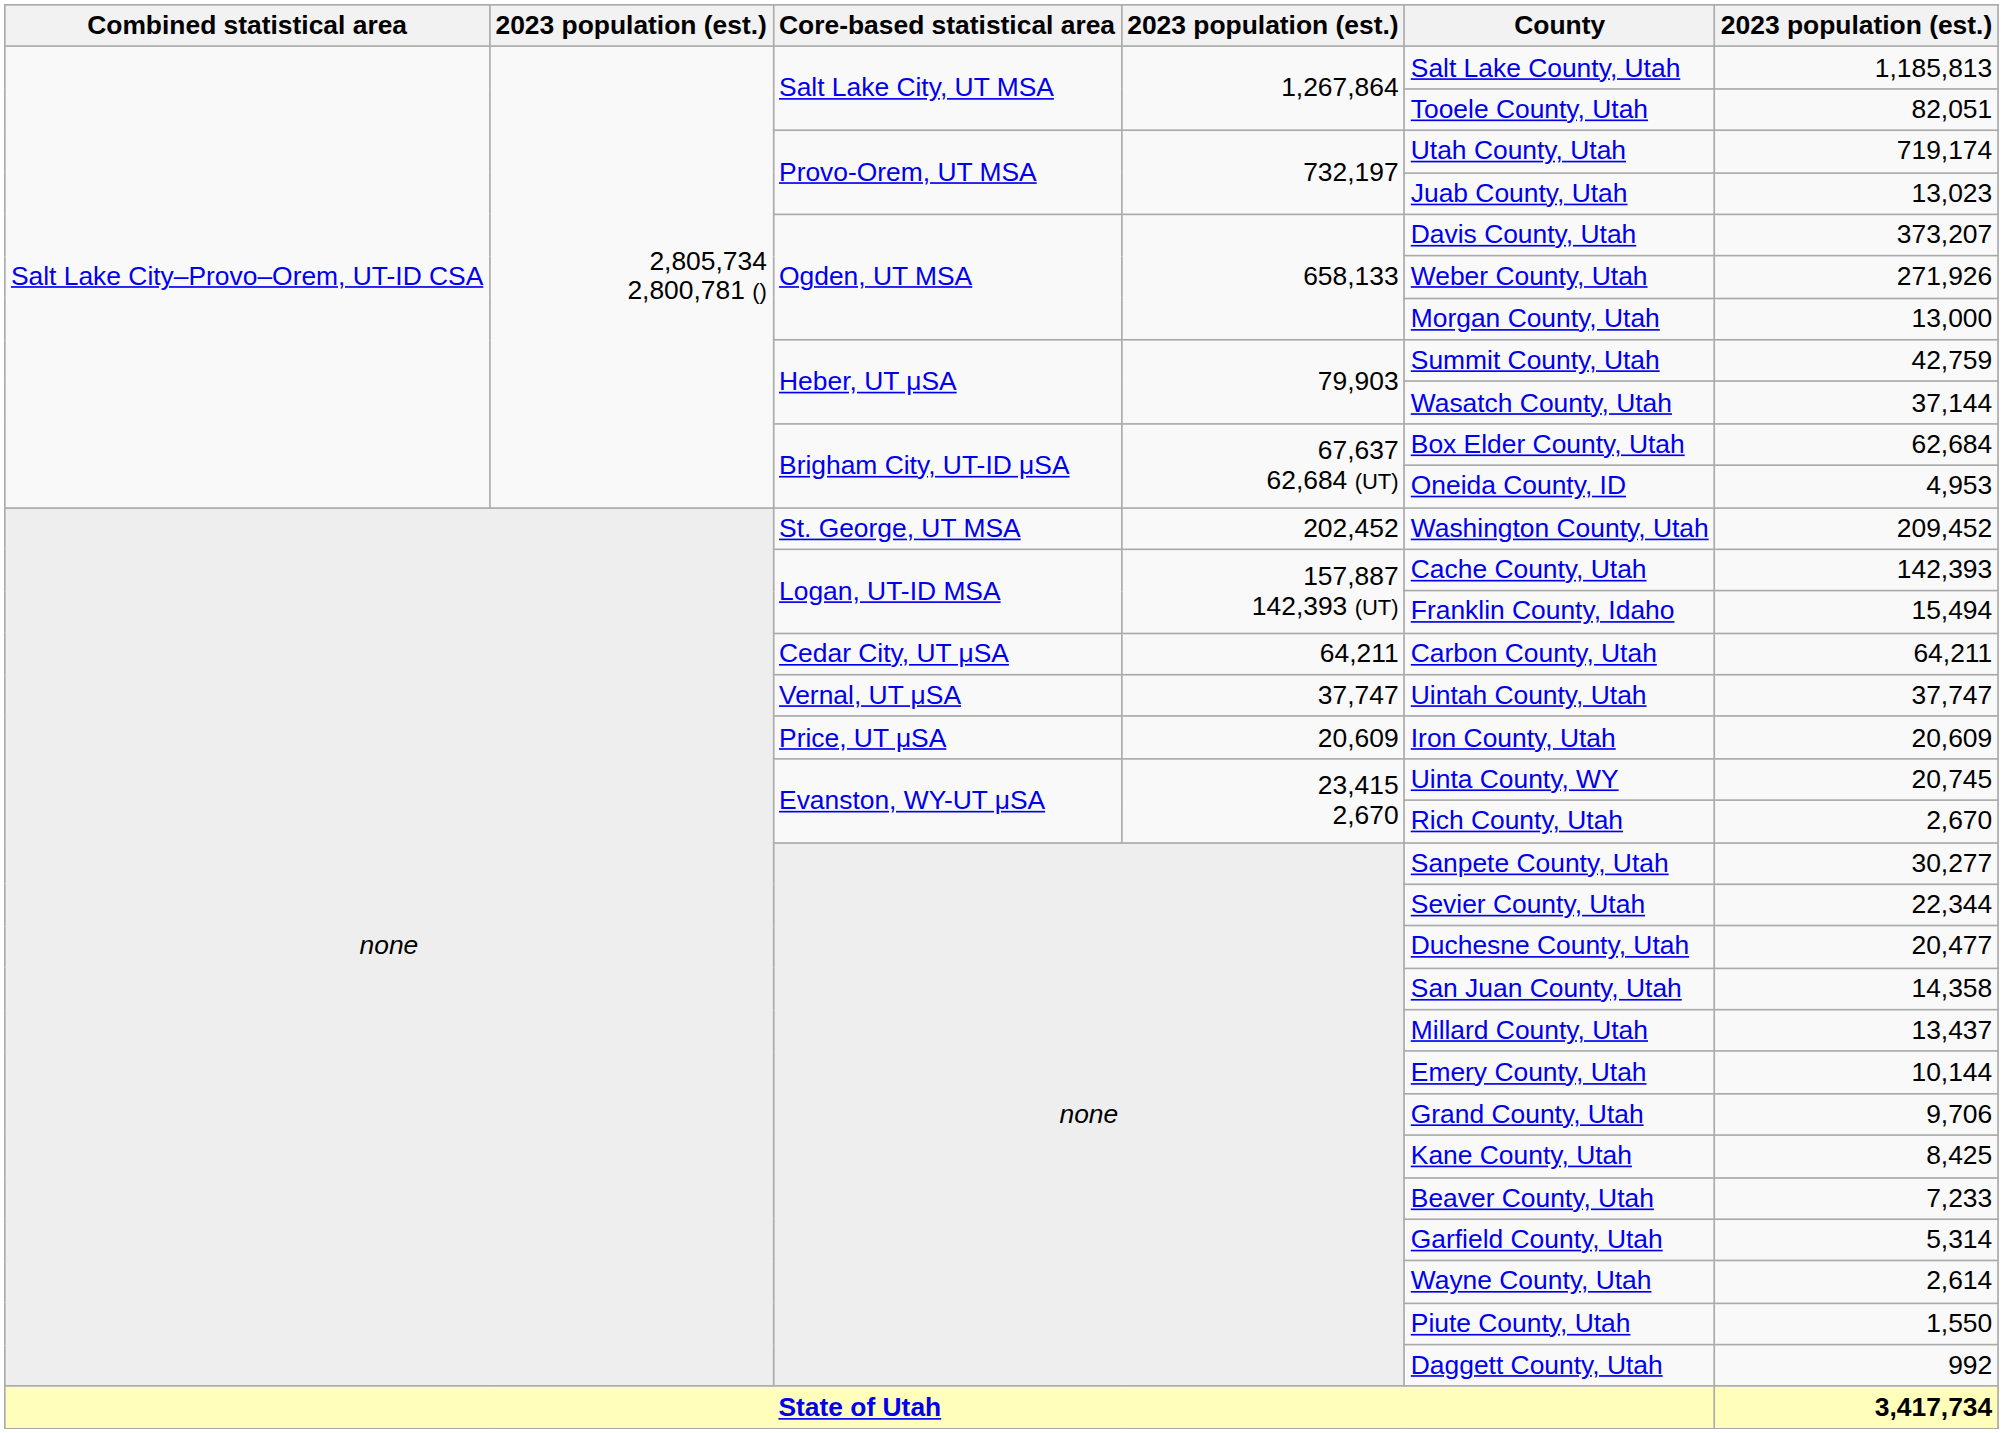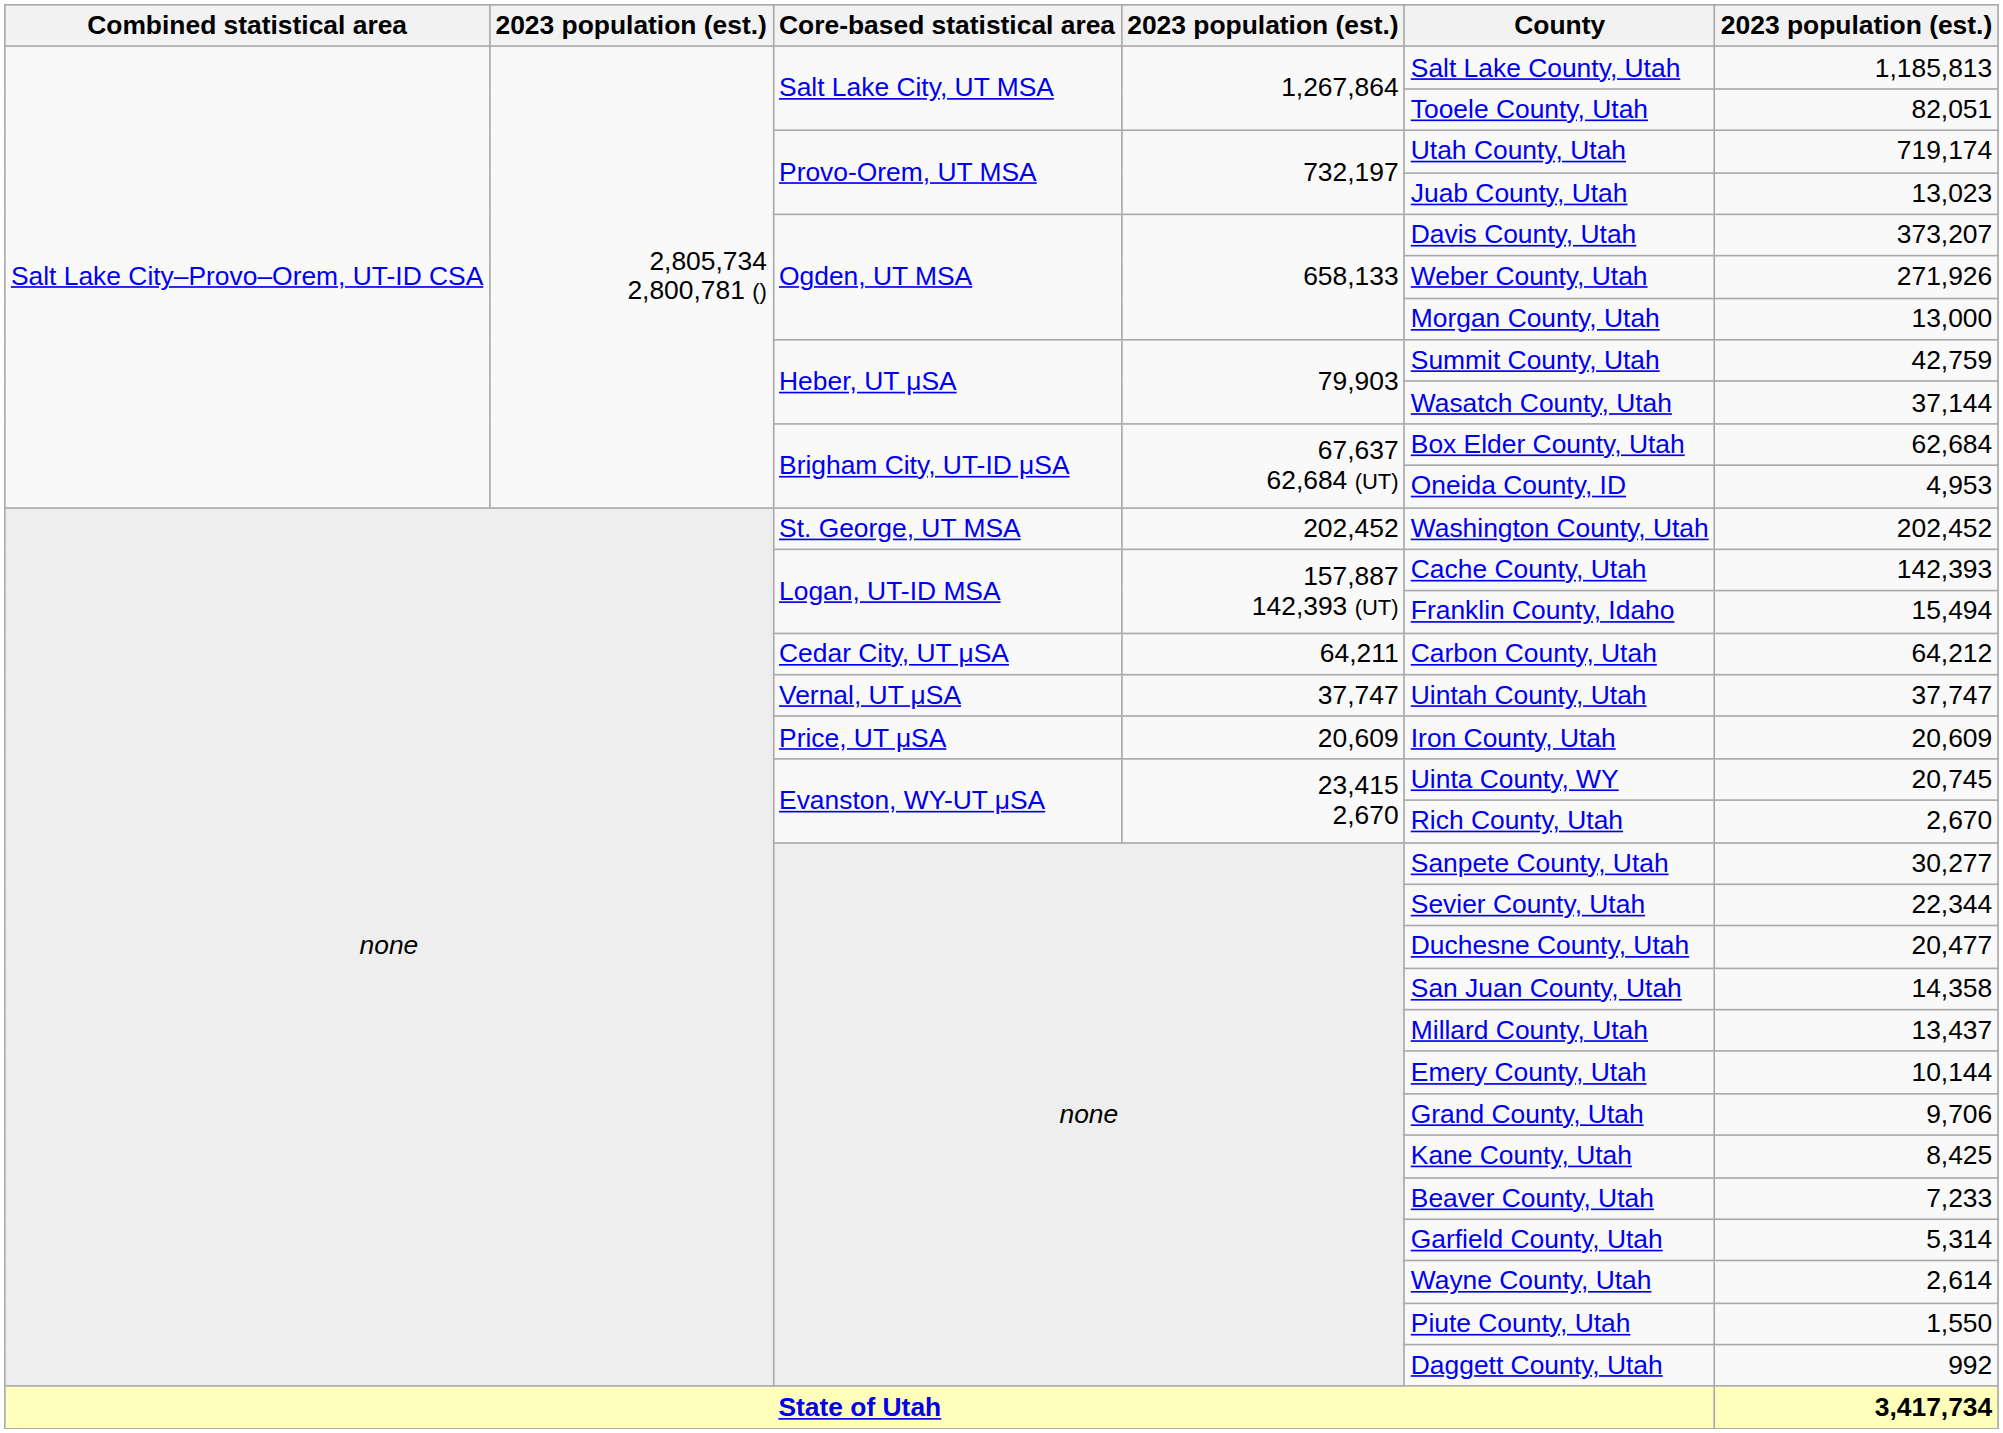(1945, 527) 209,452 -> (1945, 527) 202,452
(1953, 653) 64,211 -> (1952, 653) 64,212
